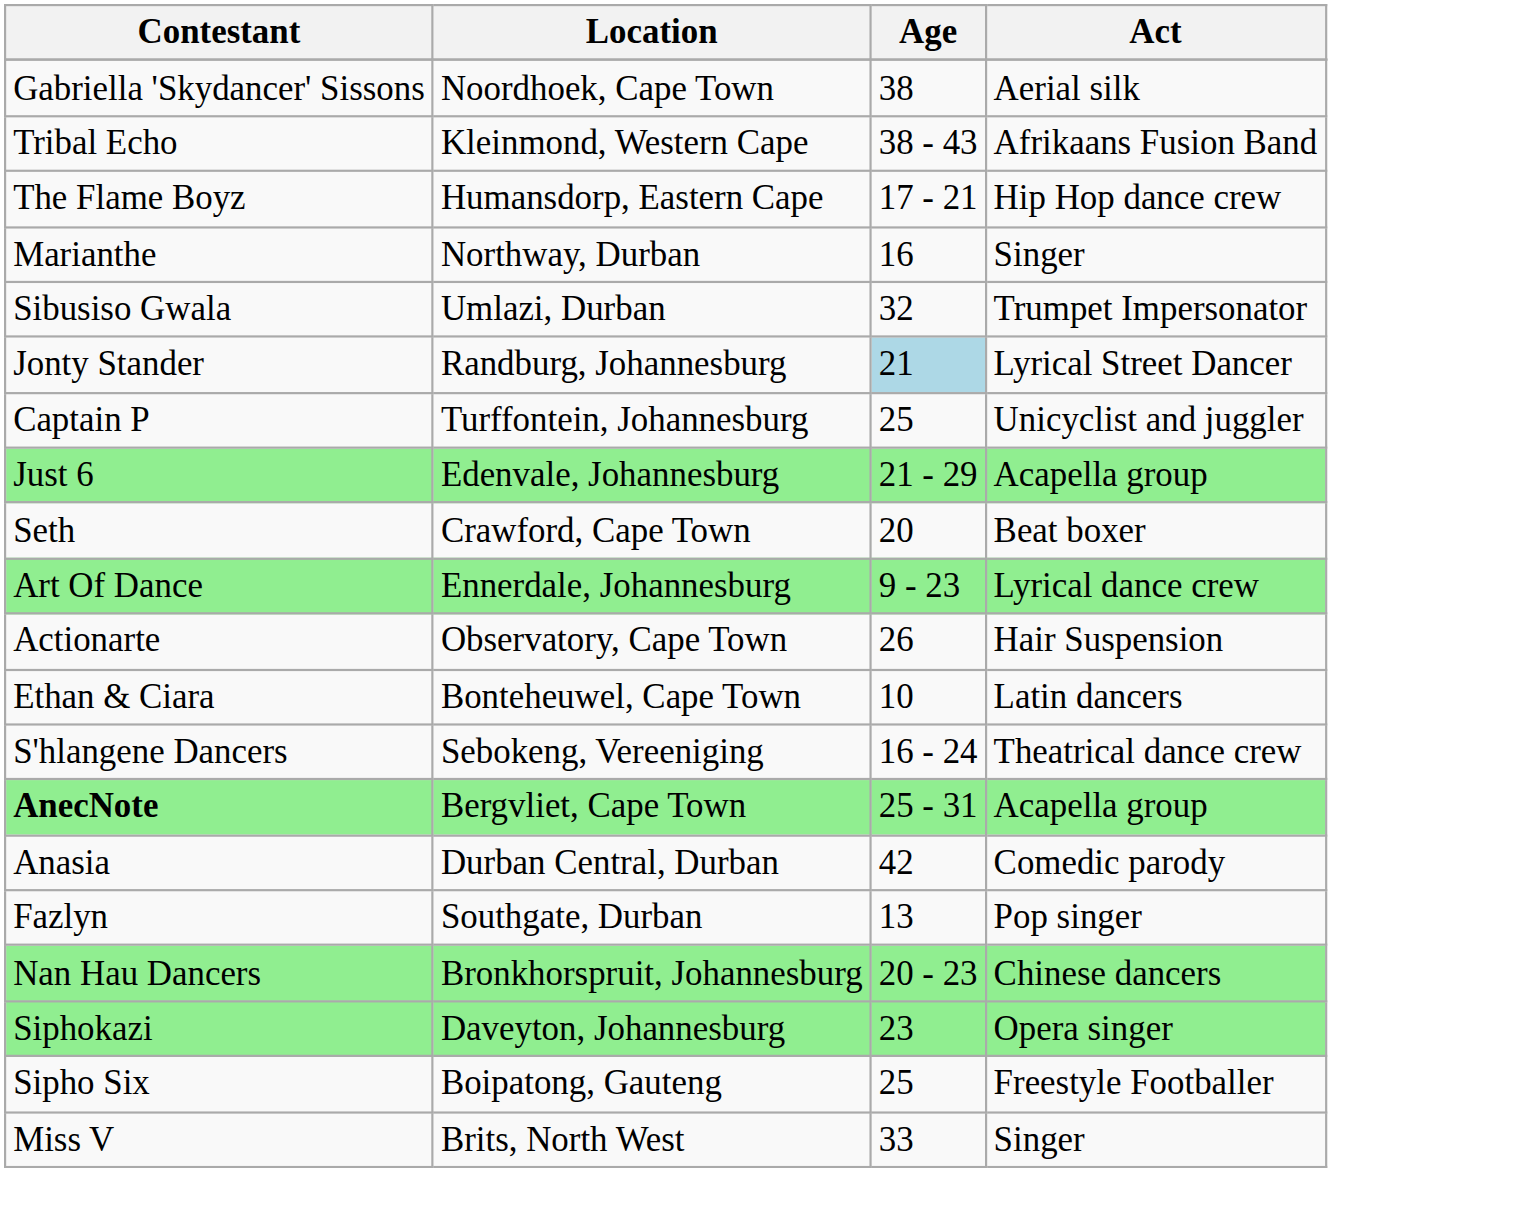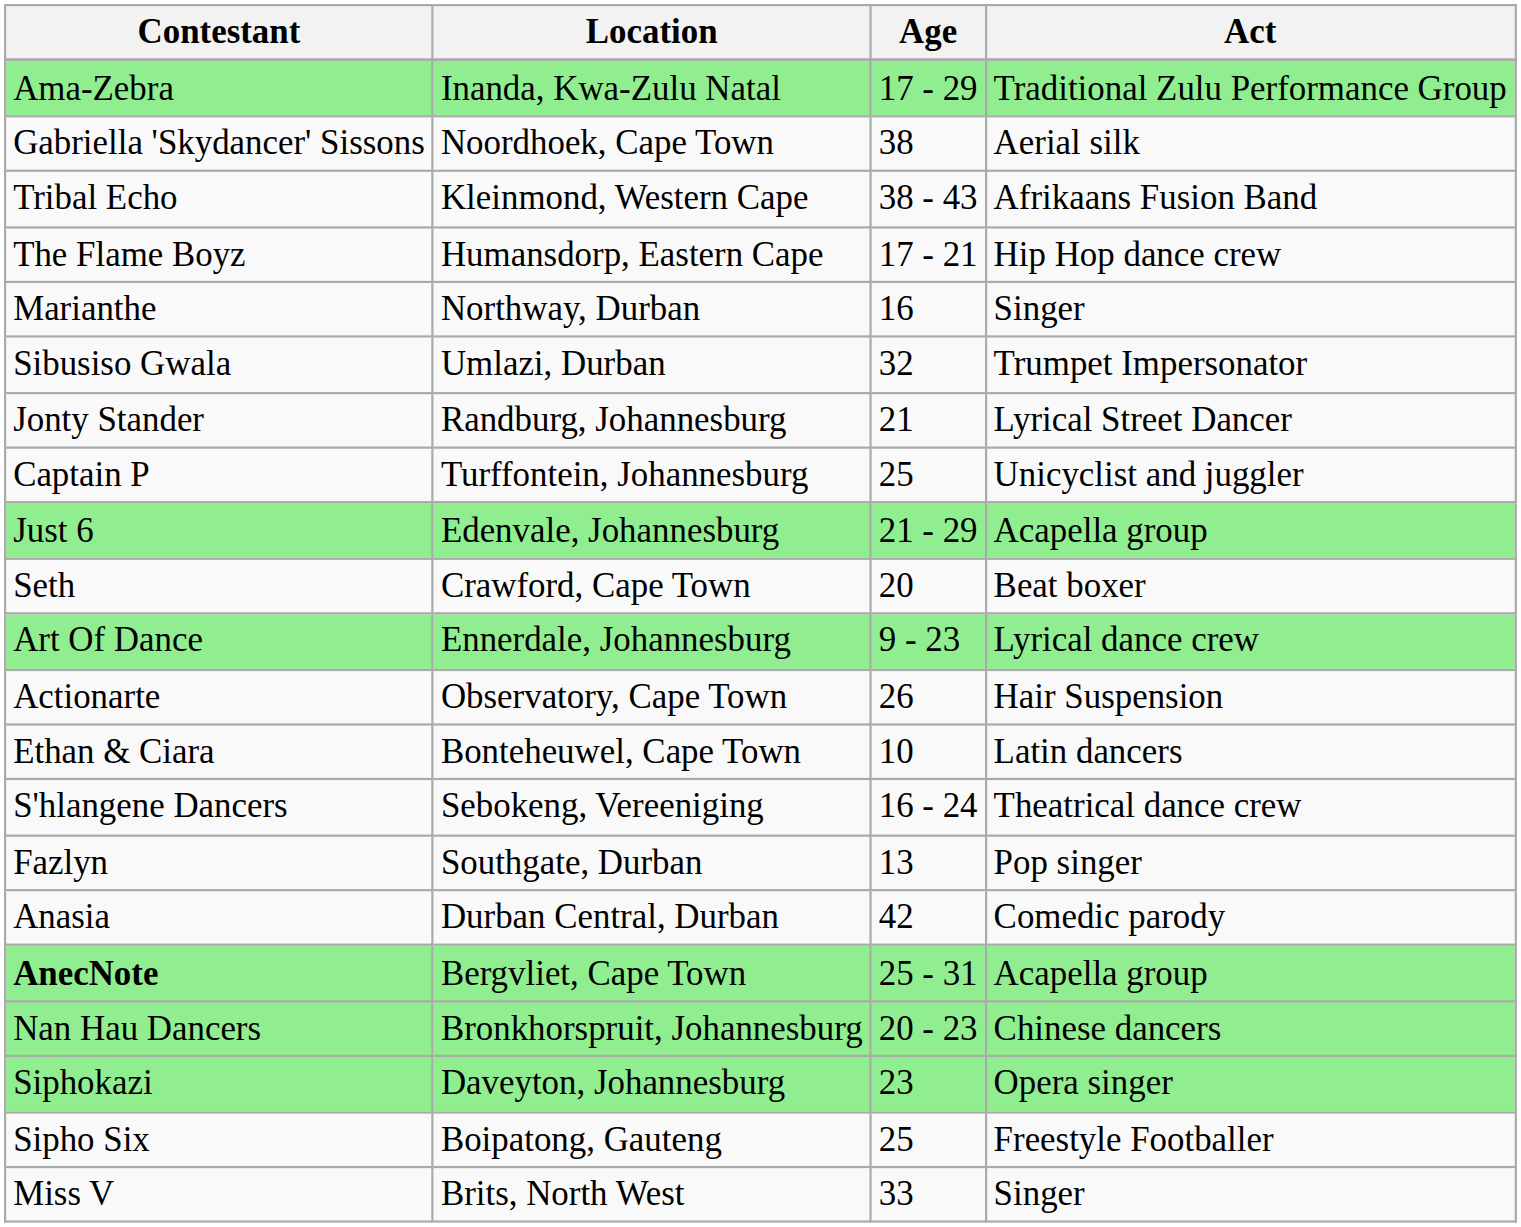+ row: (93, 87)
(896, 364) lightblue background -> (896, 419) no background
rows swapped: (61, 917) <-> (86, 806)
